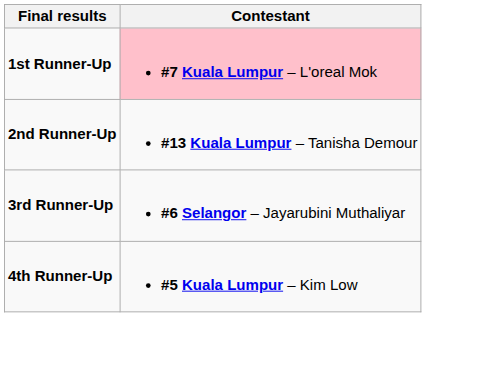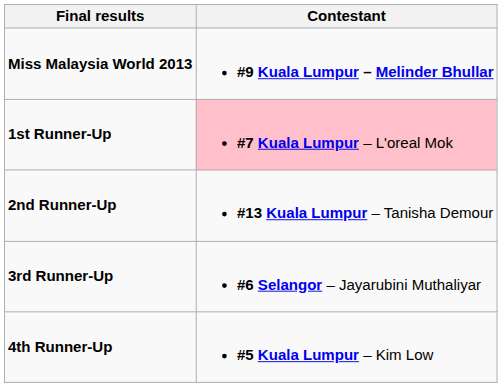+ row: (100, 63)
